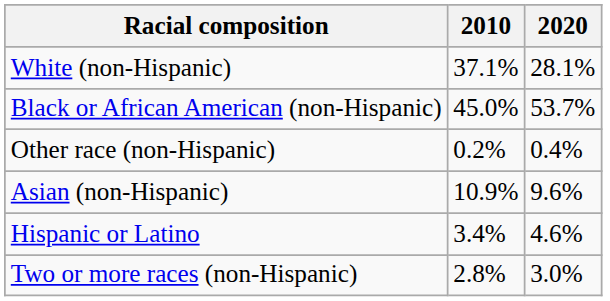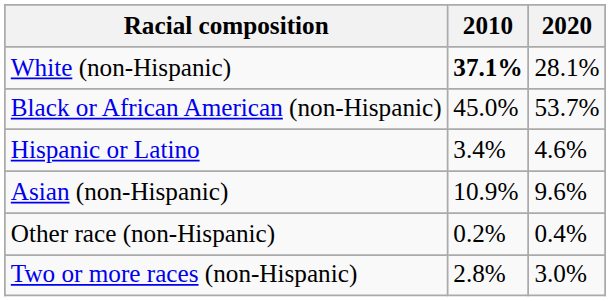(486, 67) normal -> (488, 67) bold
rows swapped: (105, 233) <-> (143, 150)
